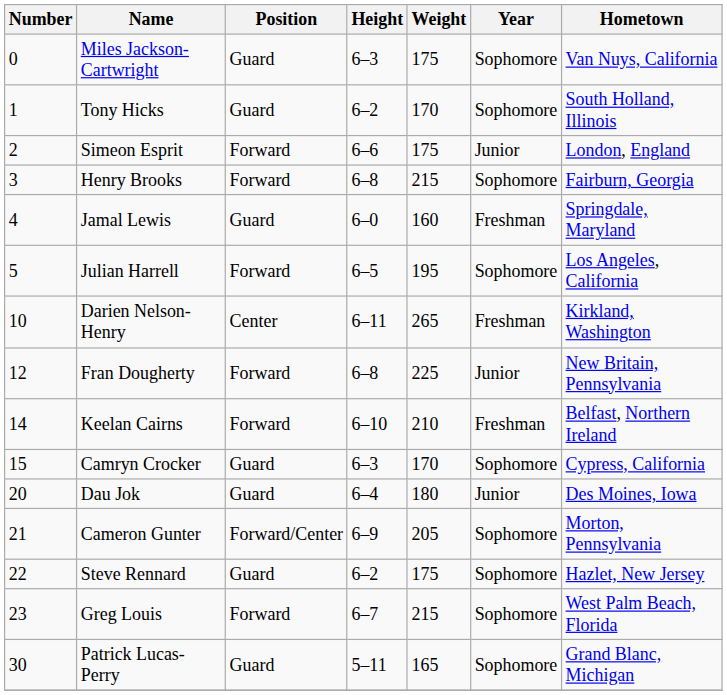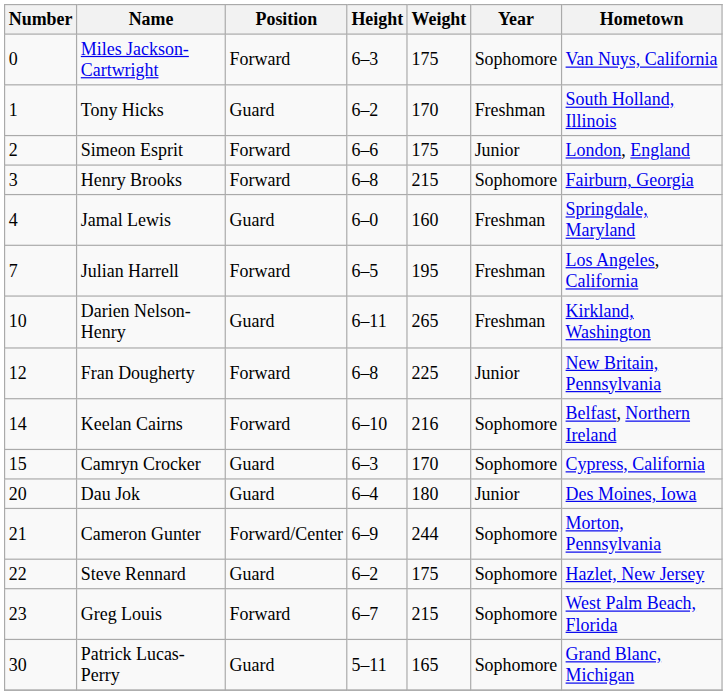(252, 59) Guard -> (260, 59) Forward
(516, 110) Sophomore -> (510, 110) Freshman
(13, 271) 5 -> (13, 271) 7
(516, 271) Sophomore -> (510, 271) Freshman
(253, 322) Center -> (252, 322) Guard
(425, 423) 210 -> (425, 423) 216
(510, 423) Freshman -> (516, 423) Sophomore
(425, 533) 205 -> (425, 533) 244
